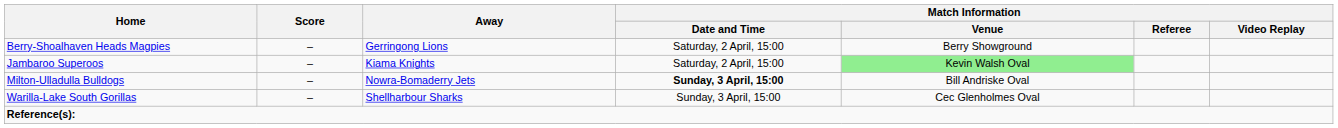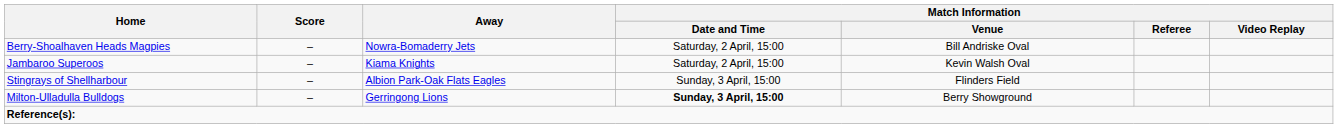(407, 47) Gerringong Lions -> (420, 47) Nowra-Bomaderry Jets
(987, 47) Berry Showground -> (987, 47) Bill Andriske Oval
(987, 64) lightgreen background -> (987, 64) no background
+ row: (67, 81)
(420, 81) Nowra-Bomaderry Jets -> (407, 98) Gerringong Lions
(987, 81) Bill Andriske Oval -> (987, 98) Berry Showground
- row: (72, 98)
